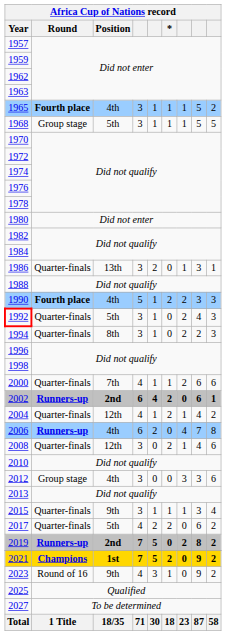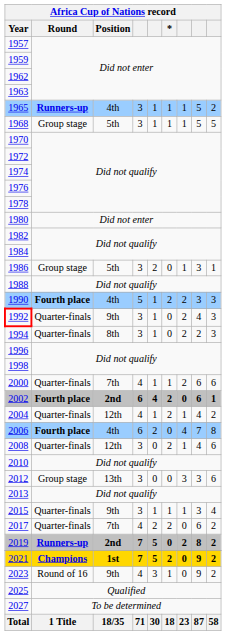(62, 108) Fourth place -> (62, 108) Runners-up
(62, 268) Quarter-finals -> (62, 268) Group stage
(113, 268) 13th -> (113, 268) 5th
(113, 317) 5th -> (113, 317) 9th
(62, 398) Runners-up -> (62, 398) Fourth place
(62, 430) Runners-up -> (62, 430) Fourth place
(113, 478) 4th -> (113, 478) 13th
(113, 526) 5th -> (113, 526) 7th
